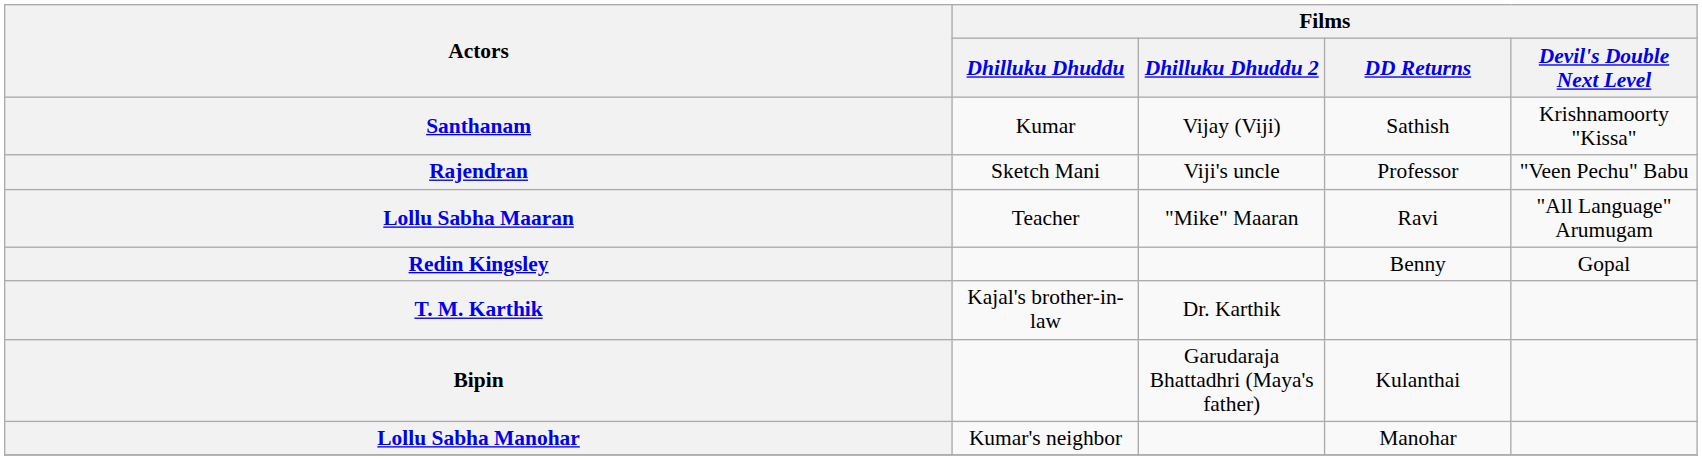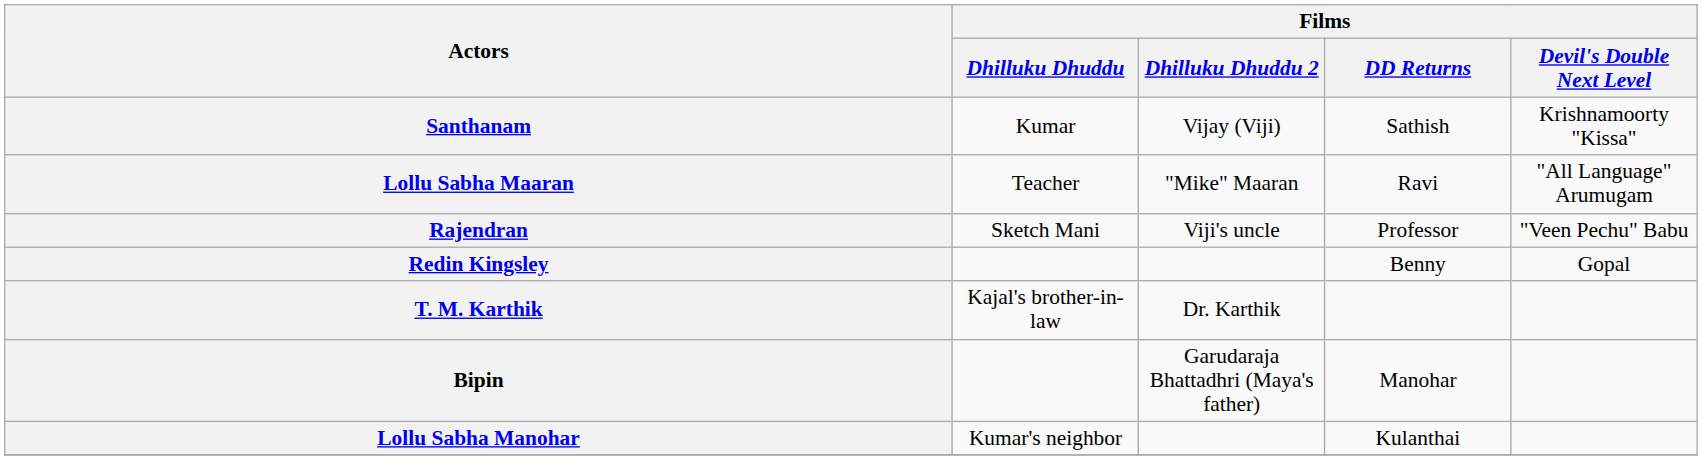rows swapped: (479, 171) <-> (479, 217)
(1418, 380) Kulanthai -> (1418, 380) Manohar
(1418, 438) Manohar -> (1418, 438) Kulanthai
